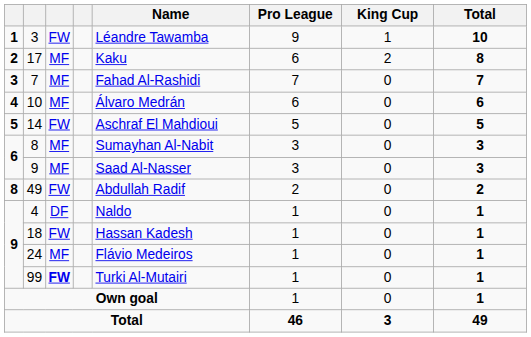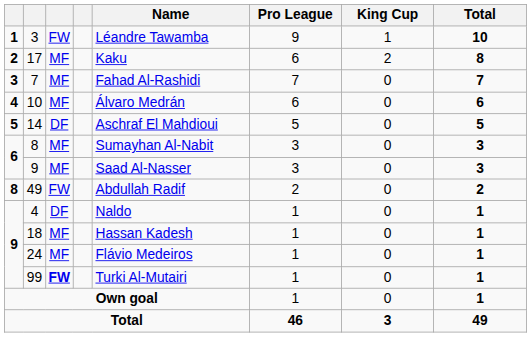(59, 124) FW -> (59, 124) DF
(59, 233) FW -> (59, 233) MF
